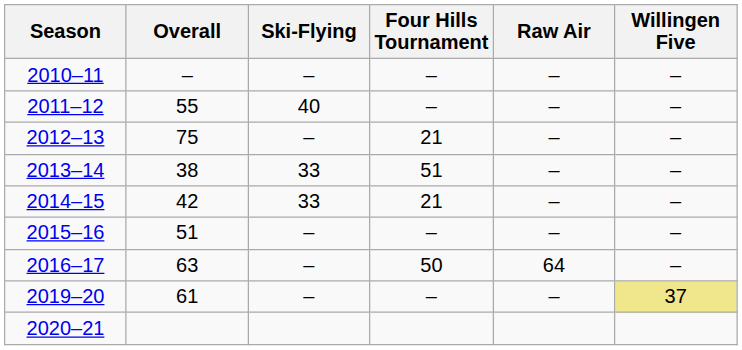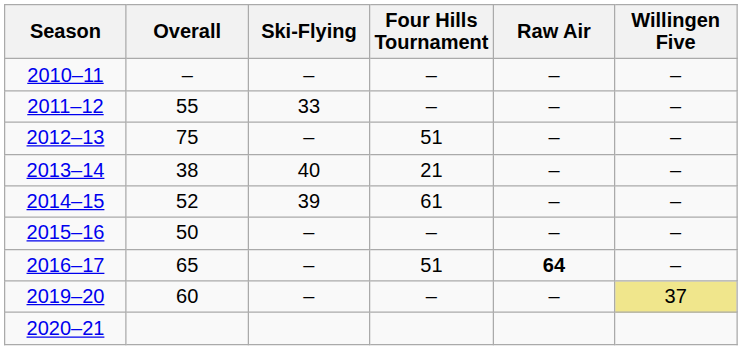(309, 106) 40 -> (309, 106) 33
(431, 138) 21 -> (431, 138) 51
(309, 169) 33 -> (309, 169) 40
(431, 169) 51 -> (431, 169) 21
(187, 201) 42 -> (187, 201) 52
(309, 201) 33 -> (309, 201) 39
(431, 201) 21 -> (431, 201) 61
(187, 233) 51 -> (187, 233) 50
(187, 264) 63 -> (187, 264) 65
(431, 264) 50 -> (431, 264) 51
(554, 264) normal -> (554, 264) bold
(187, 296) 61 -> (187, 296) 60
